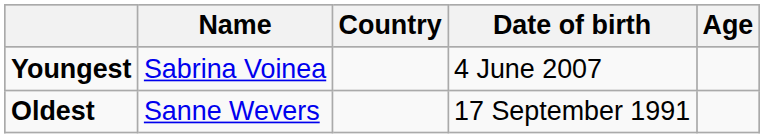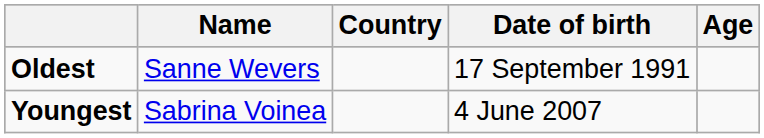rows swapped: (71, 68) <-> (53, 111)
